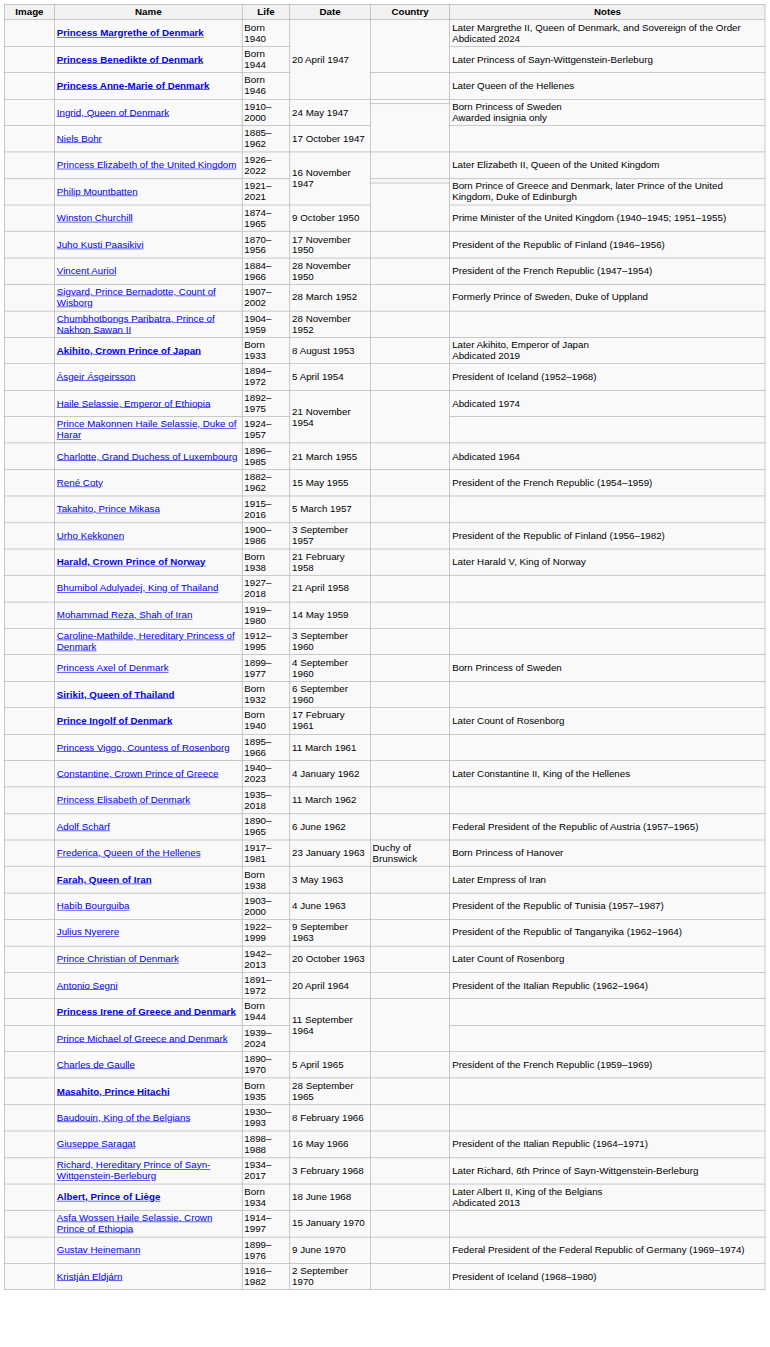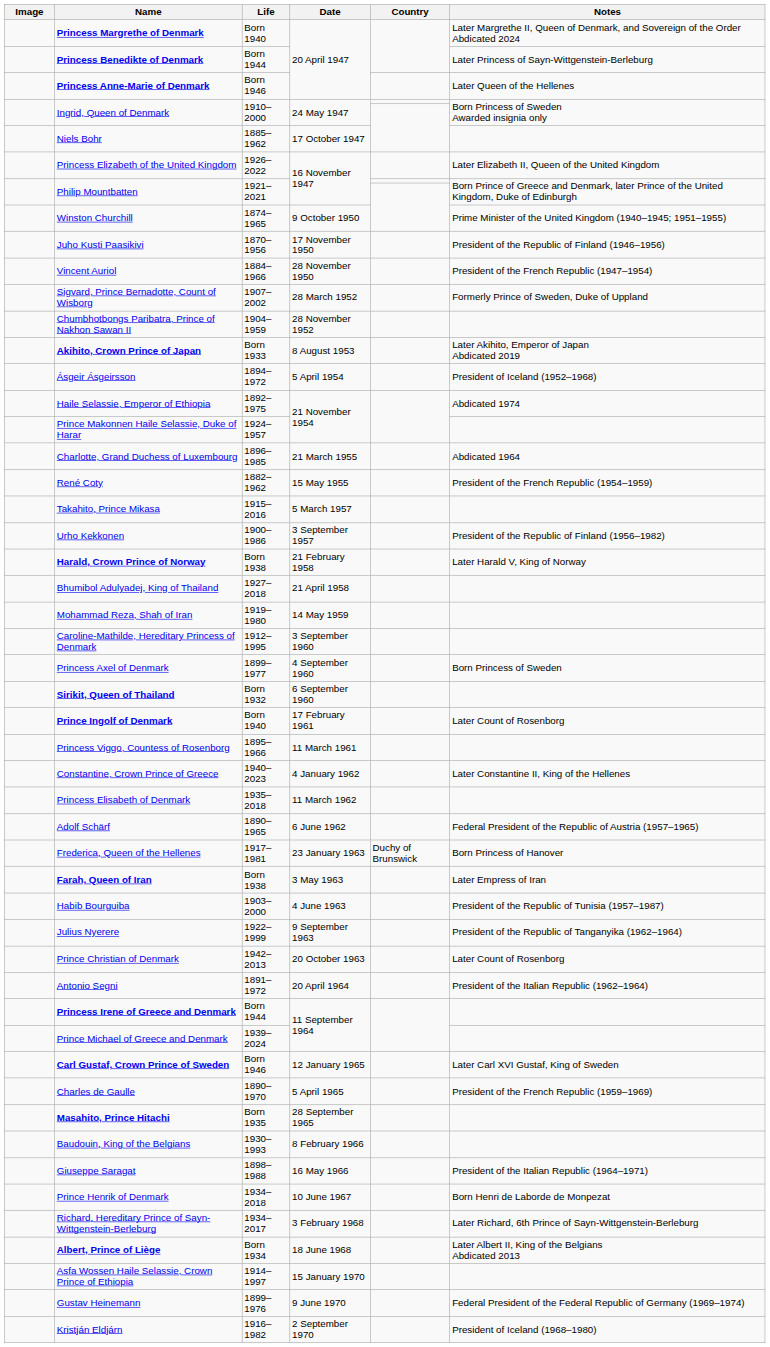+ row: (143, 1065)
+ row: (113, 1197)
